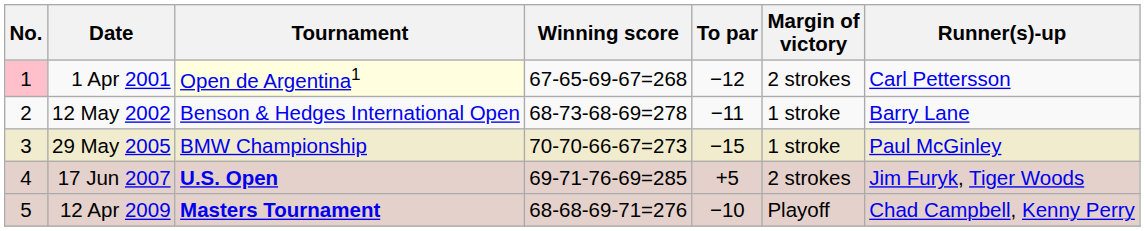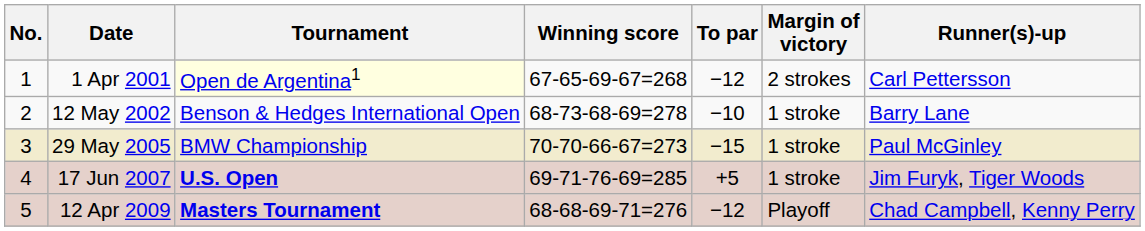(26, 79) pink background -> (26, 79) no background
(727, 113) −11 -> (727, 113) −10
(809, 178) 2 strokes -> (804, 178) 1 stroke
(727, 211) −10 -> (727, 211) −12
